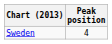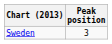(86, 33) 4 -> (86, 33) 3
